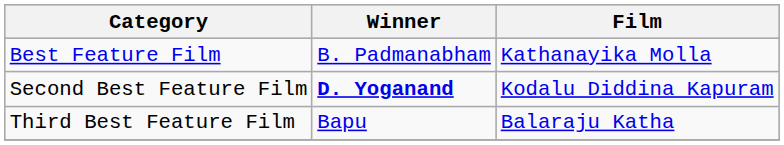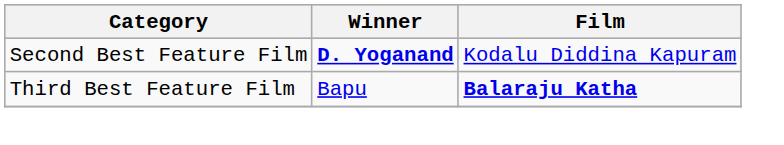- row: (115, 55)
(588, 123) normal -> (550, 89) bold
